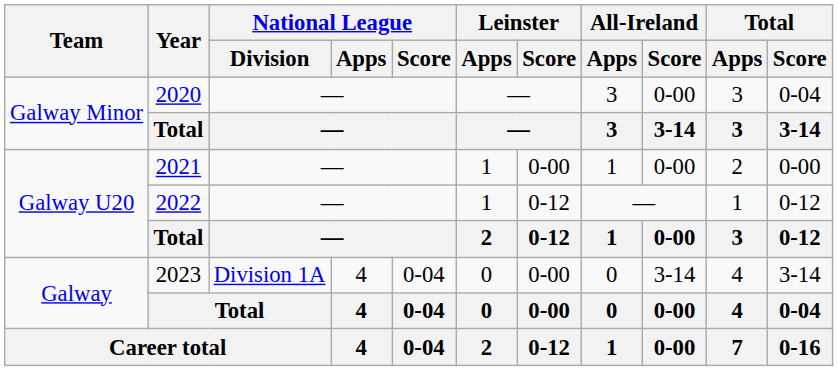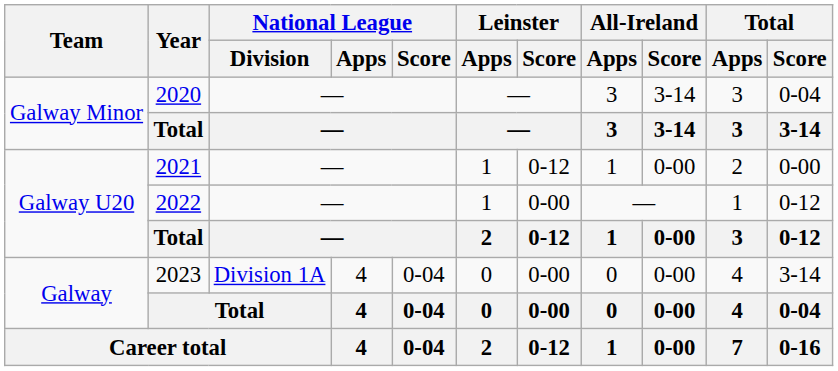(674, 94) 0-00 -> (674, 94) 3-14
(549, 166) 0-00 -> (549, 166) 0-12
(549, 202) 0-12 -> (549, 202) 0-00
(674, 274) 3-14 -> (674, 274) 0-00
